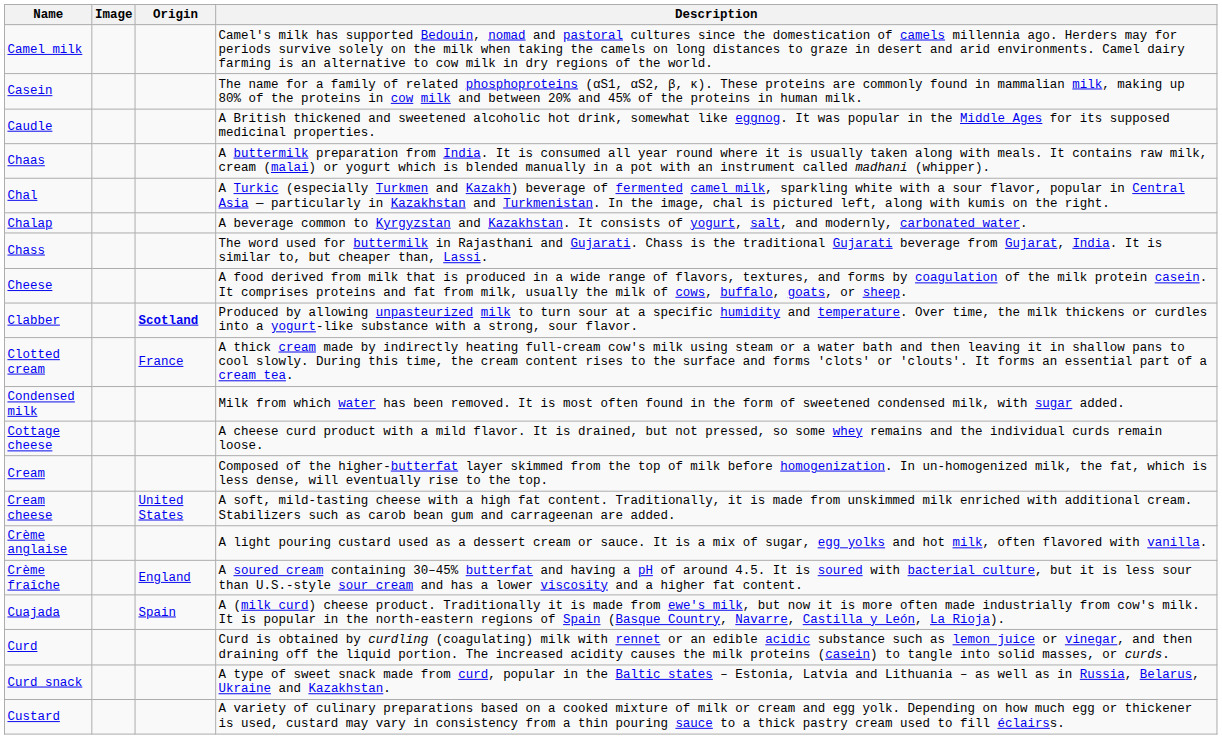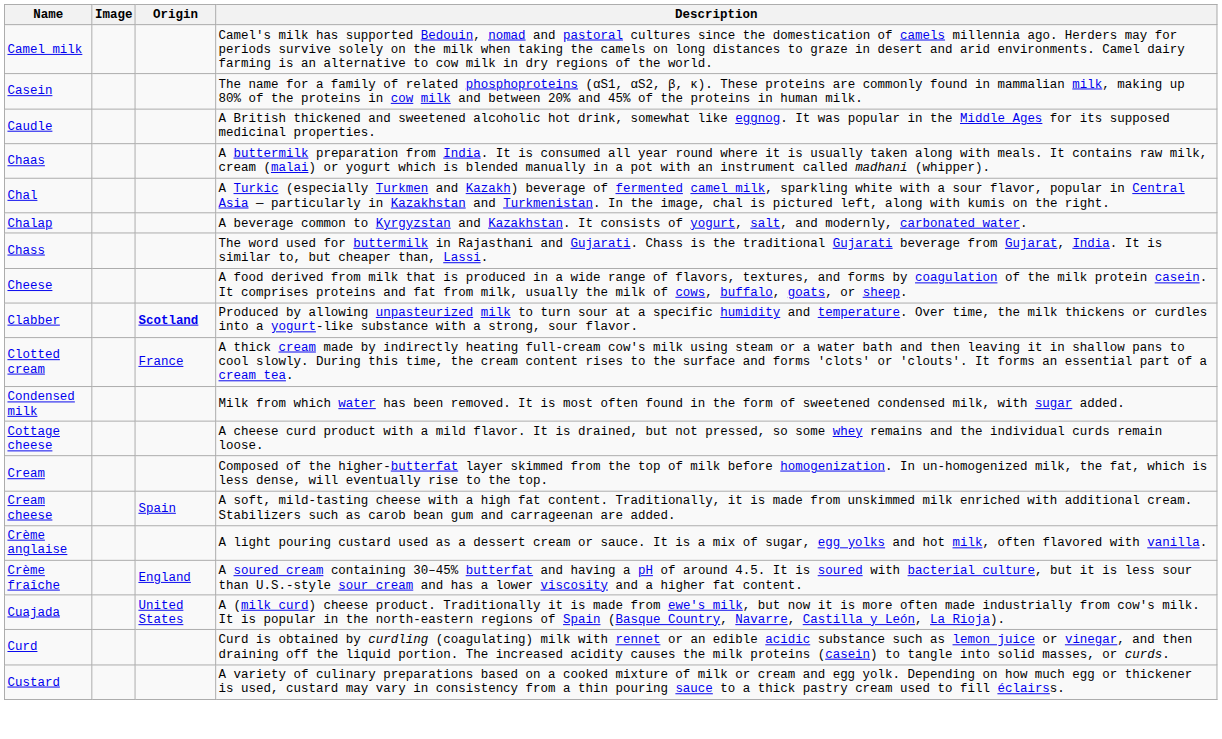(161, 508) United States -> (157, 508) Spain
(157, 612) Spain -> (161, 612) United States
- row: (45, 682)
